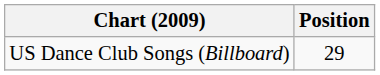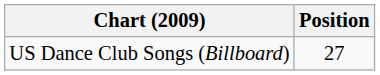(334, 53) 29 -> (334, 53) 27
